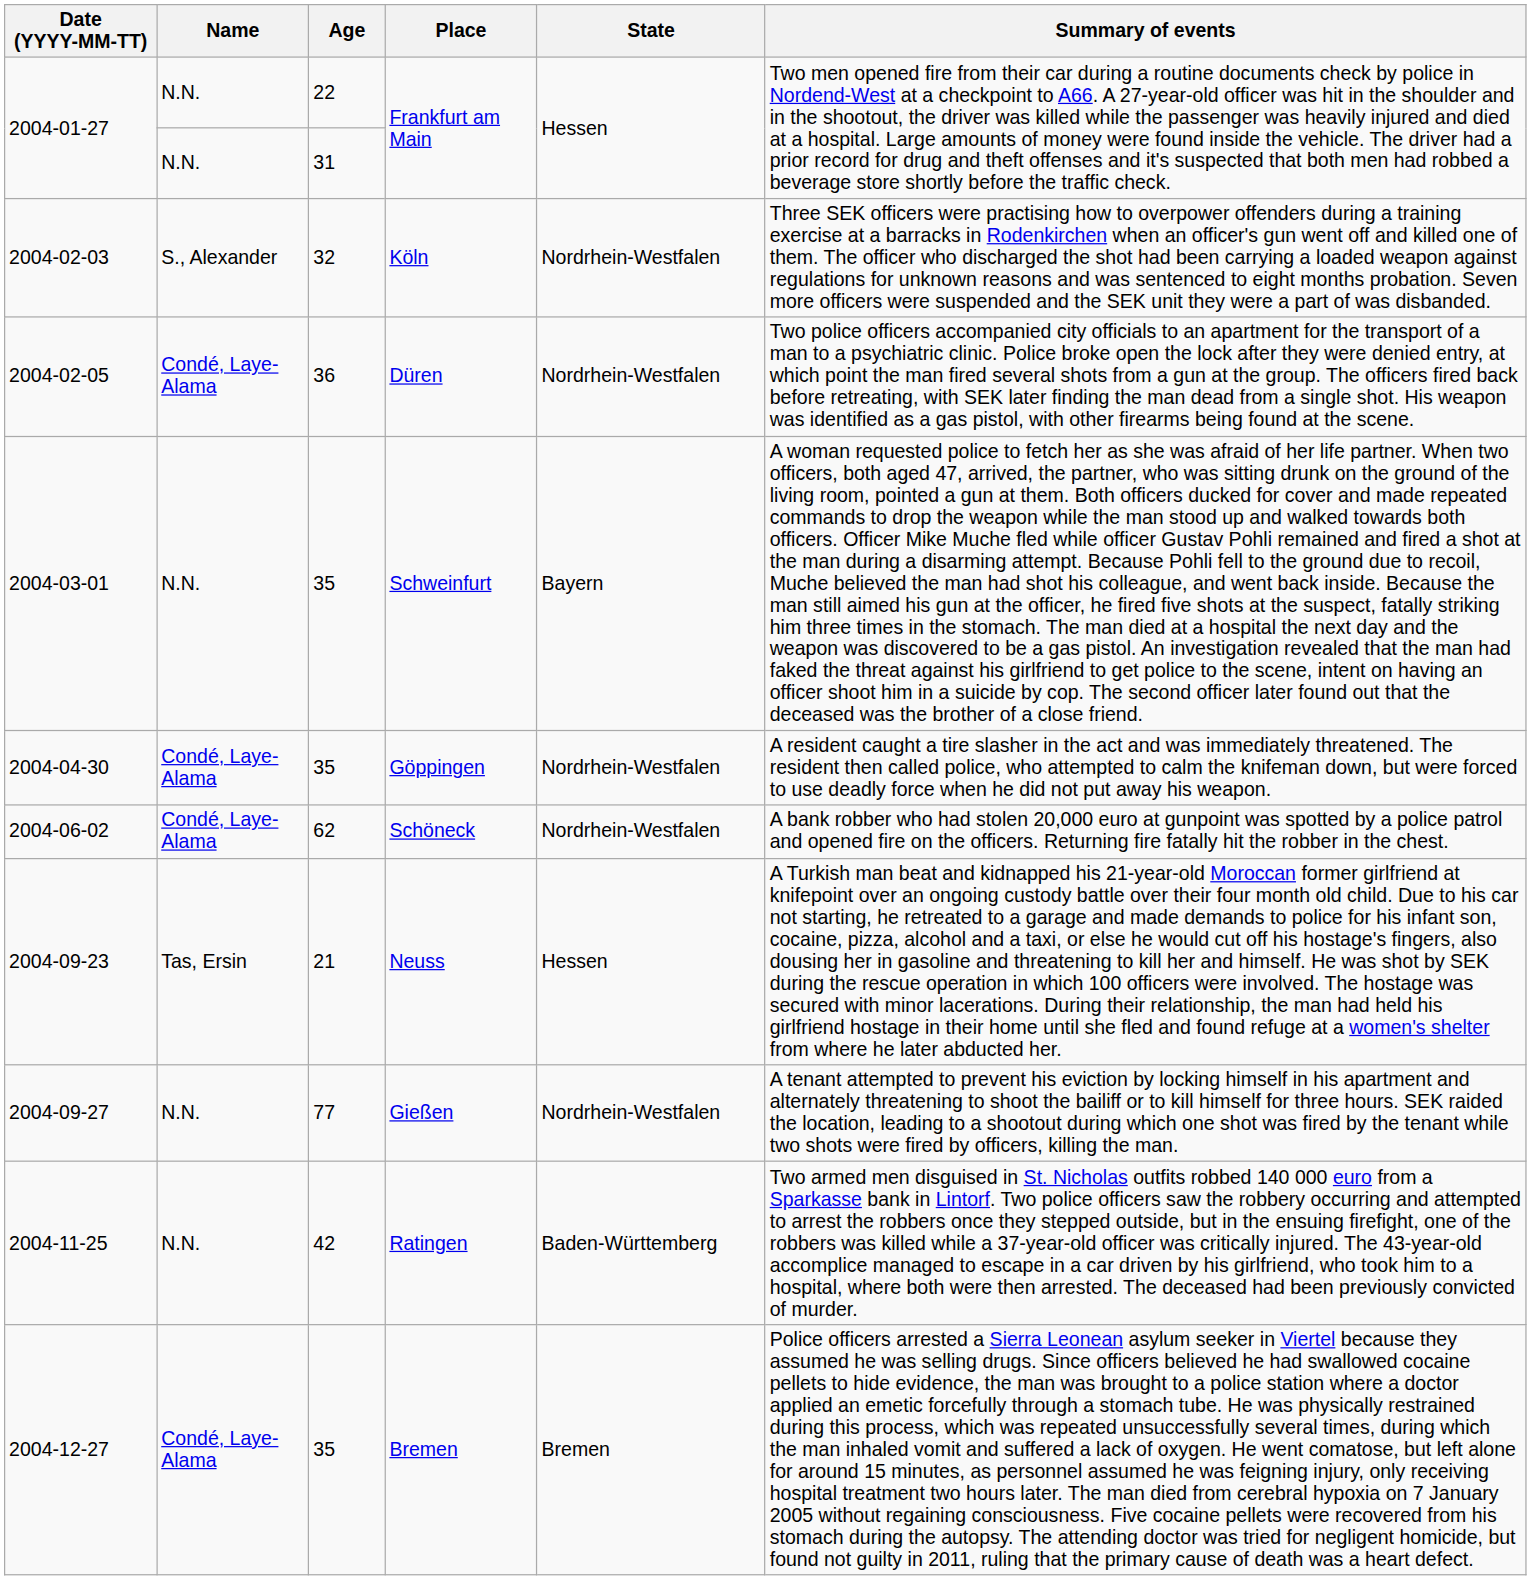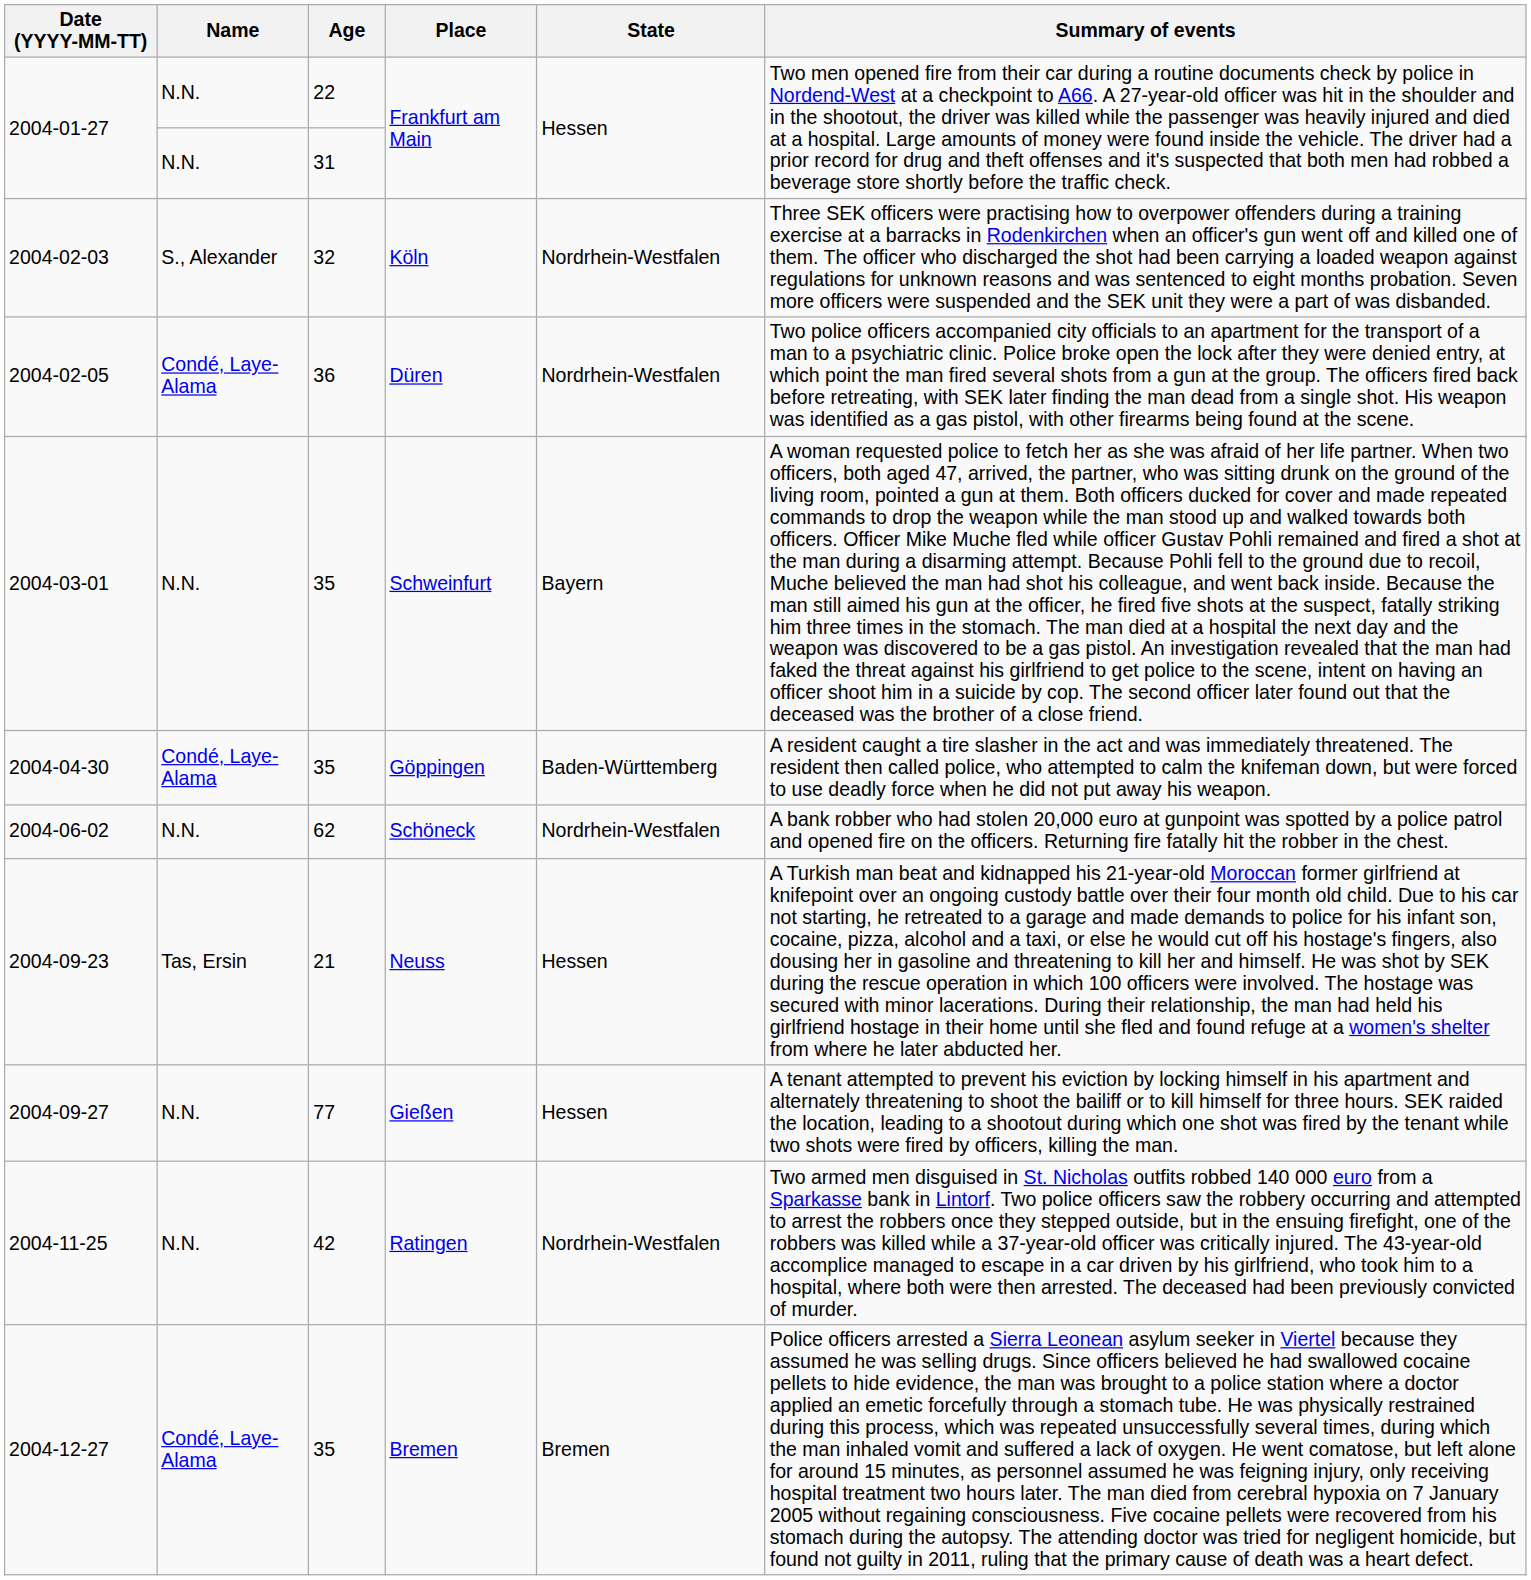(631, 767) Nordrhein-Westfalen -> (629, 767) Baden-Württemberg
(220, 831) Condé, Laye-Alama -> (181, 831) N.N.
(631, 1113) Nordrhein-Westfalen -> (575, 1113) Hessen
(629, 1242) Baden-Württemberg -> (631, 1242) Nordrhein-Westfalen
